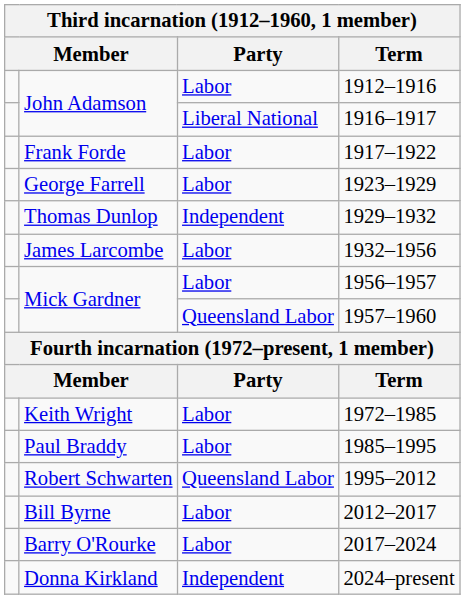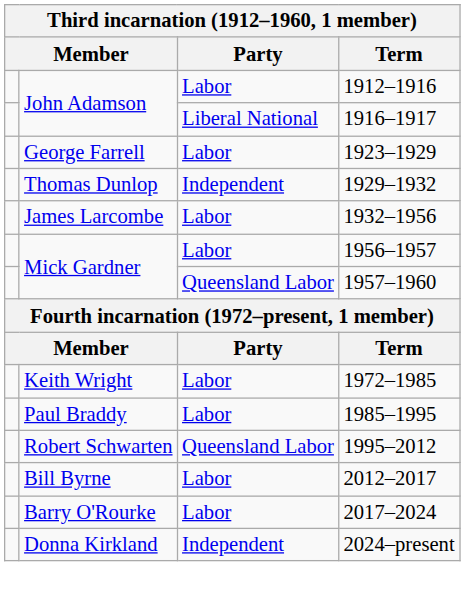- row: (390, 151)
